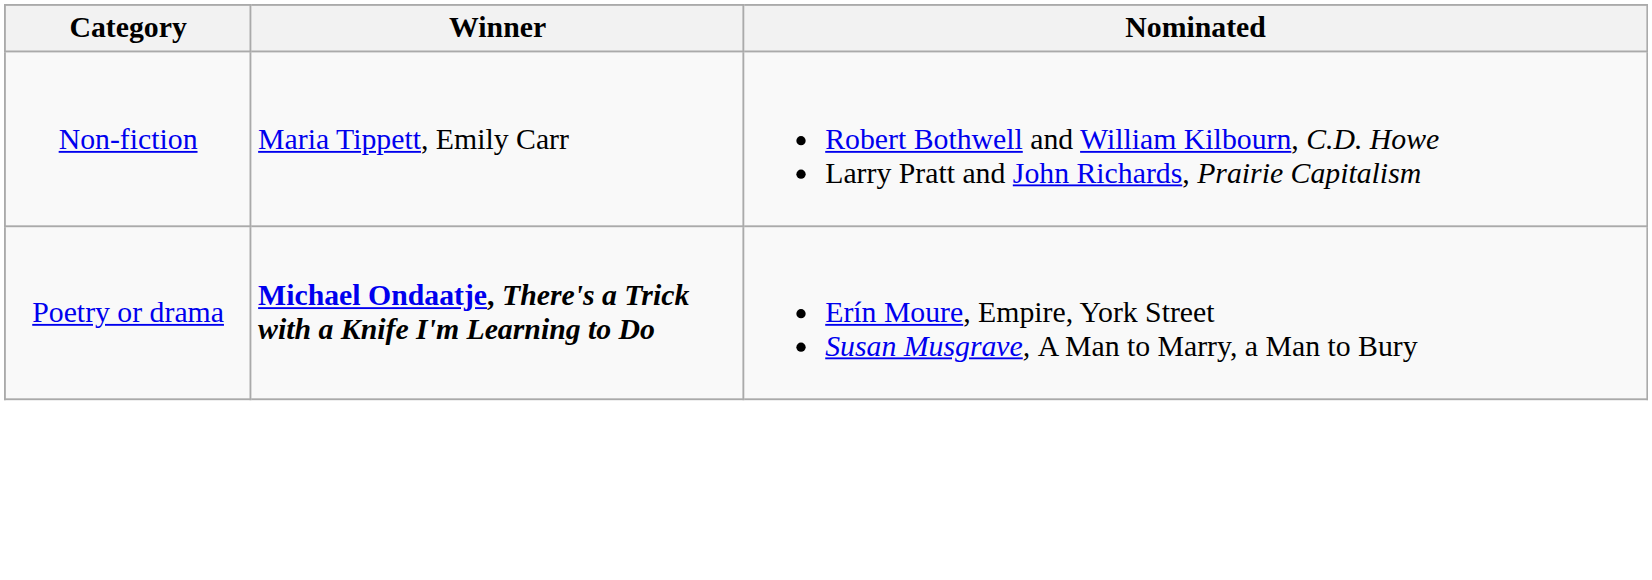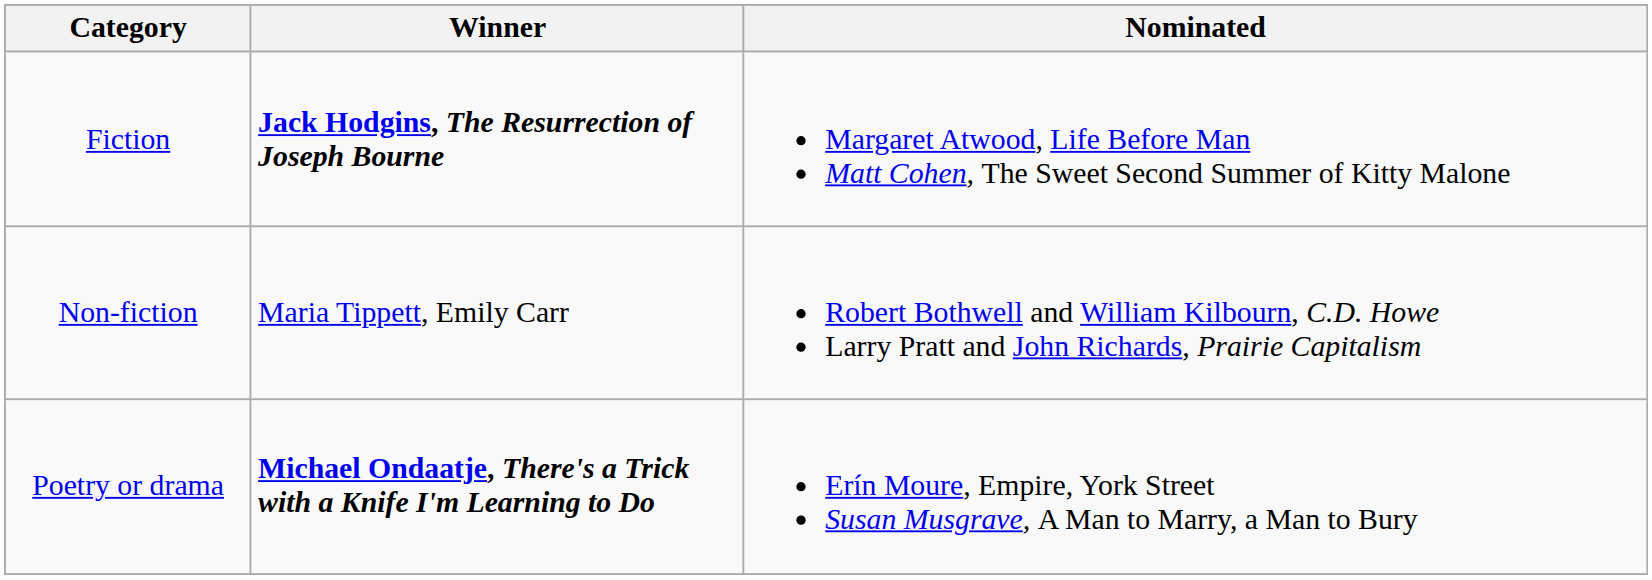+ row: (128, 138)
